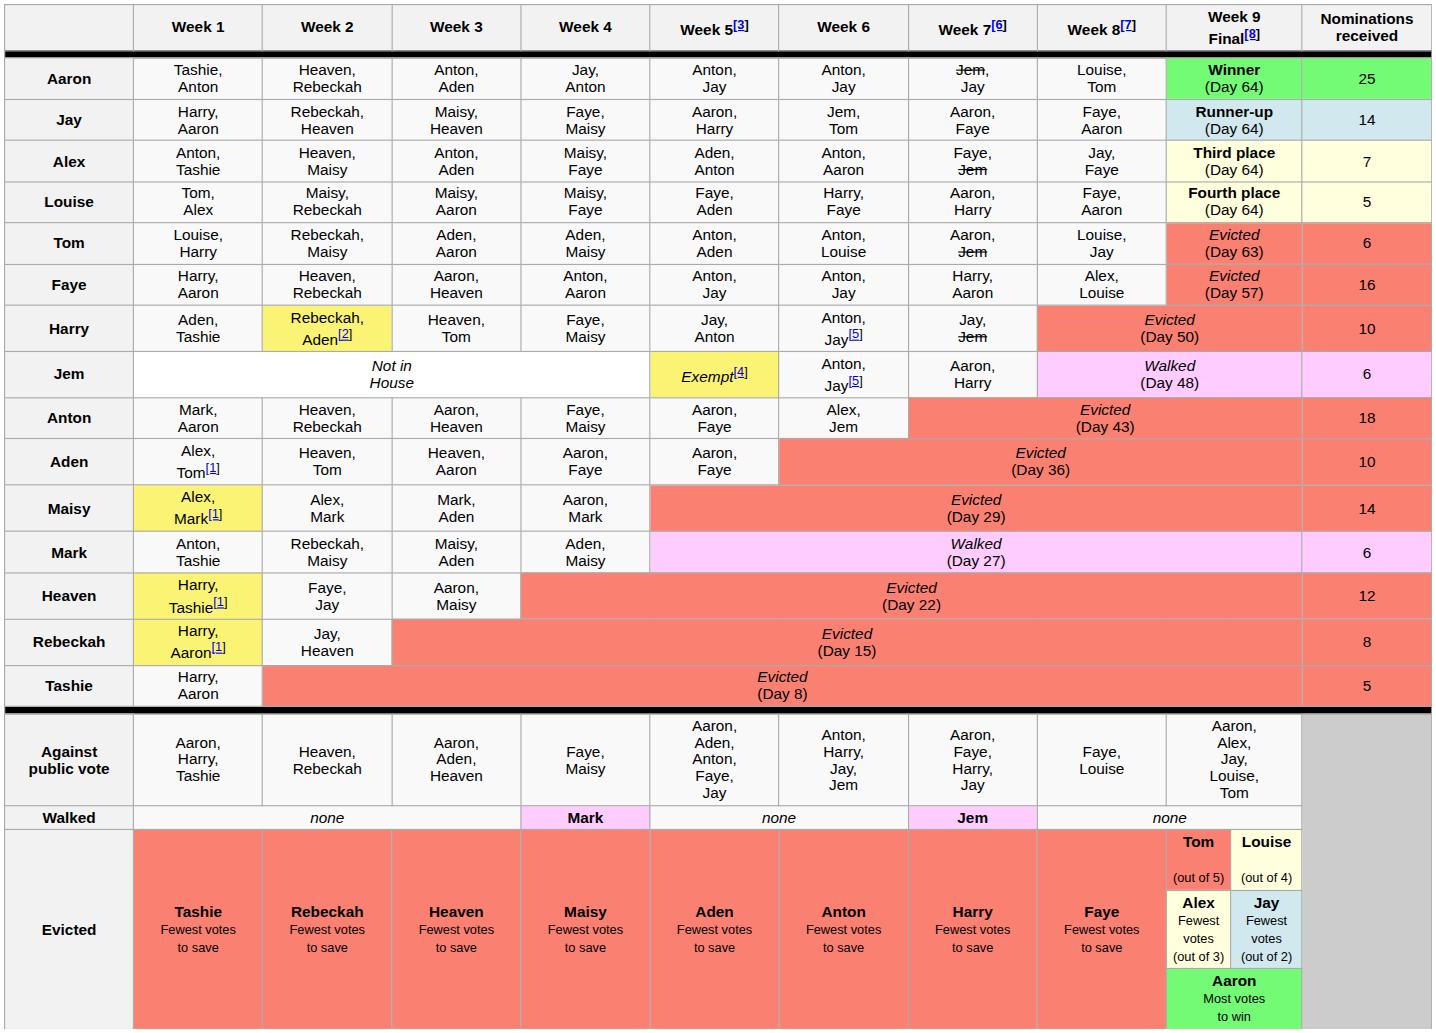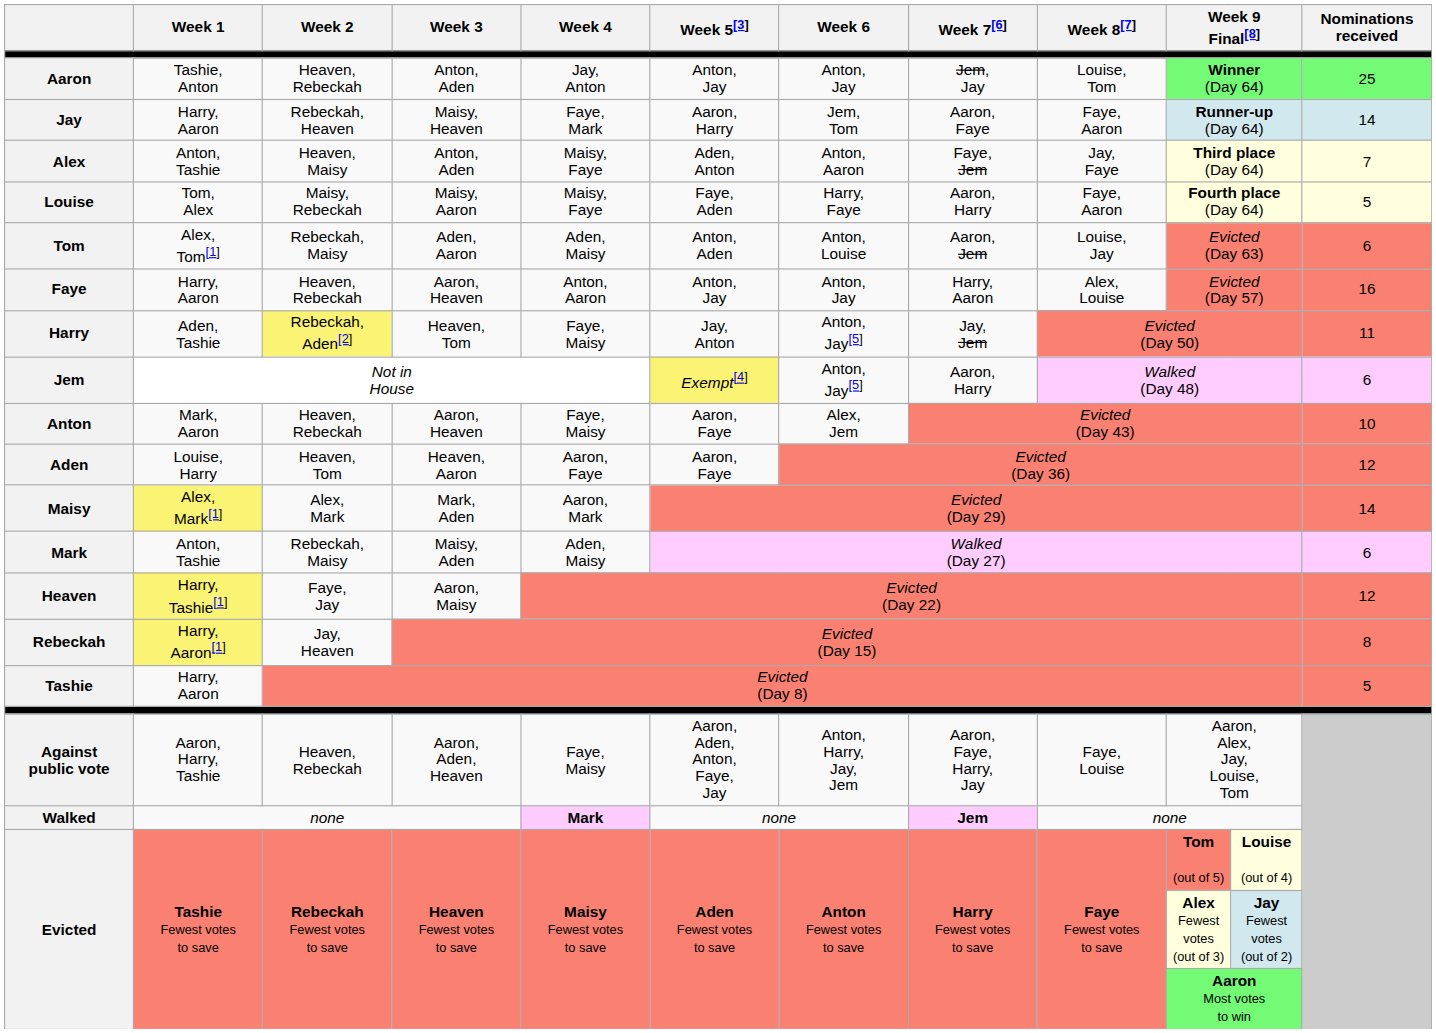(585, 119) Faye, Maisy -> (585, 119) Faye, Mark
(198, 243) Louise, Harry -> (198, 246) Alex, Tom[1]
(1367, 328) 10 -> (1367, 333) 11
(1367, 418) 18 -> (1367, 423) 10
(198, 462) Alex, Tom[1] -> (198, 464) Louise, Harry
(1367, 462) 10 -> (1367, 464) 12
